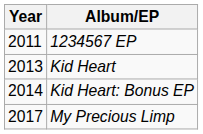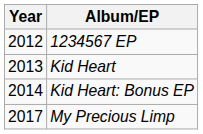(25, 41) 2011 -> (26, 41) 2012
